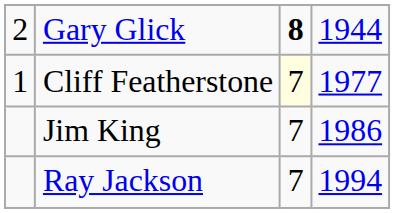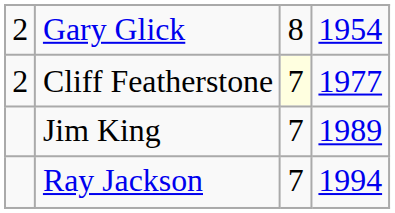(296, 29) bold -> (296, 29) normal
(350, 29) 1944 -> (350, 29) 1954
(20, 80) 1 -> (20, 80) 2
(350, 130) 1986 -> (350, 130) 1989
